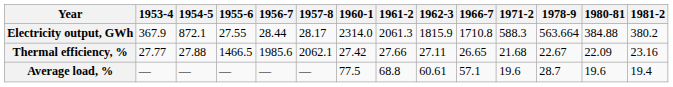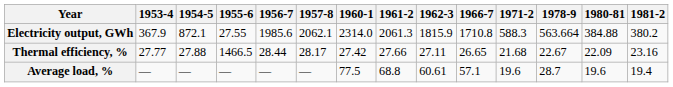(273, 33) 28.44 -> (276, 33) 1985.6
(313, 33) 28.17 -> (316, 33) 2062.1
(276, 52) 1985.6 -> (273, 52) 28.44
(316, 52) 2062.1 -> (313, 52) 28.17
